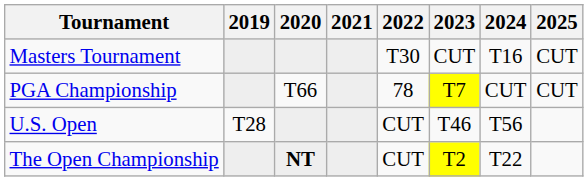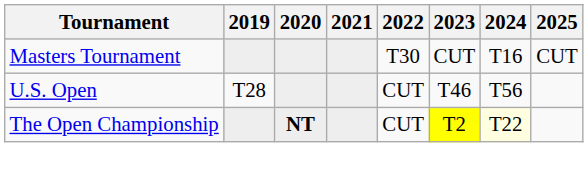- row: (93, 90)
(506, 159) no background -> (506, 124) lightyellow background
